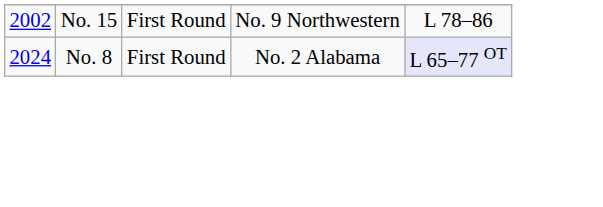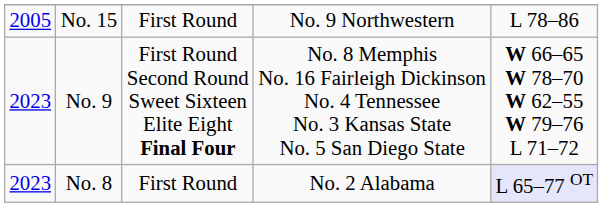(30, 20) 2002 -> (30, 20) 2005
+ row: (89, 100)
(30, 56) 2024 -> (30, 183) 2023
